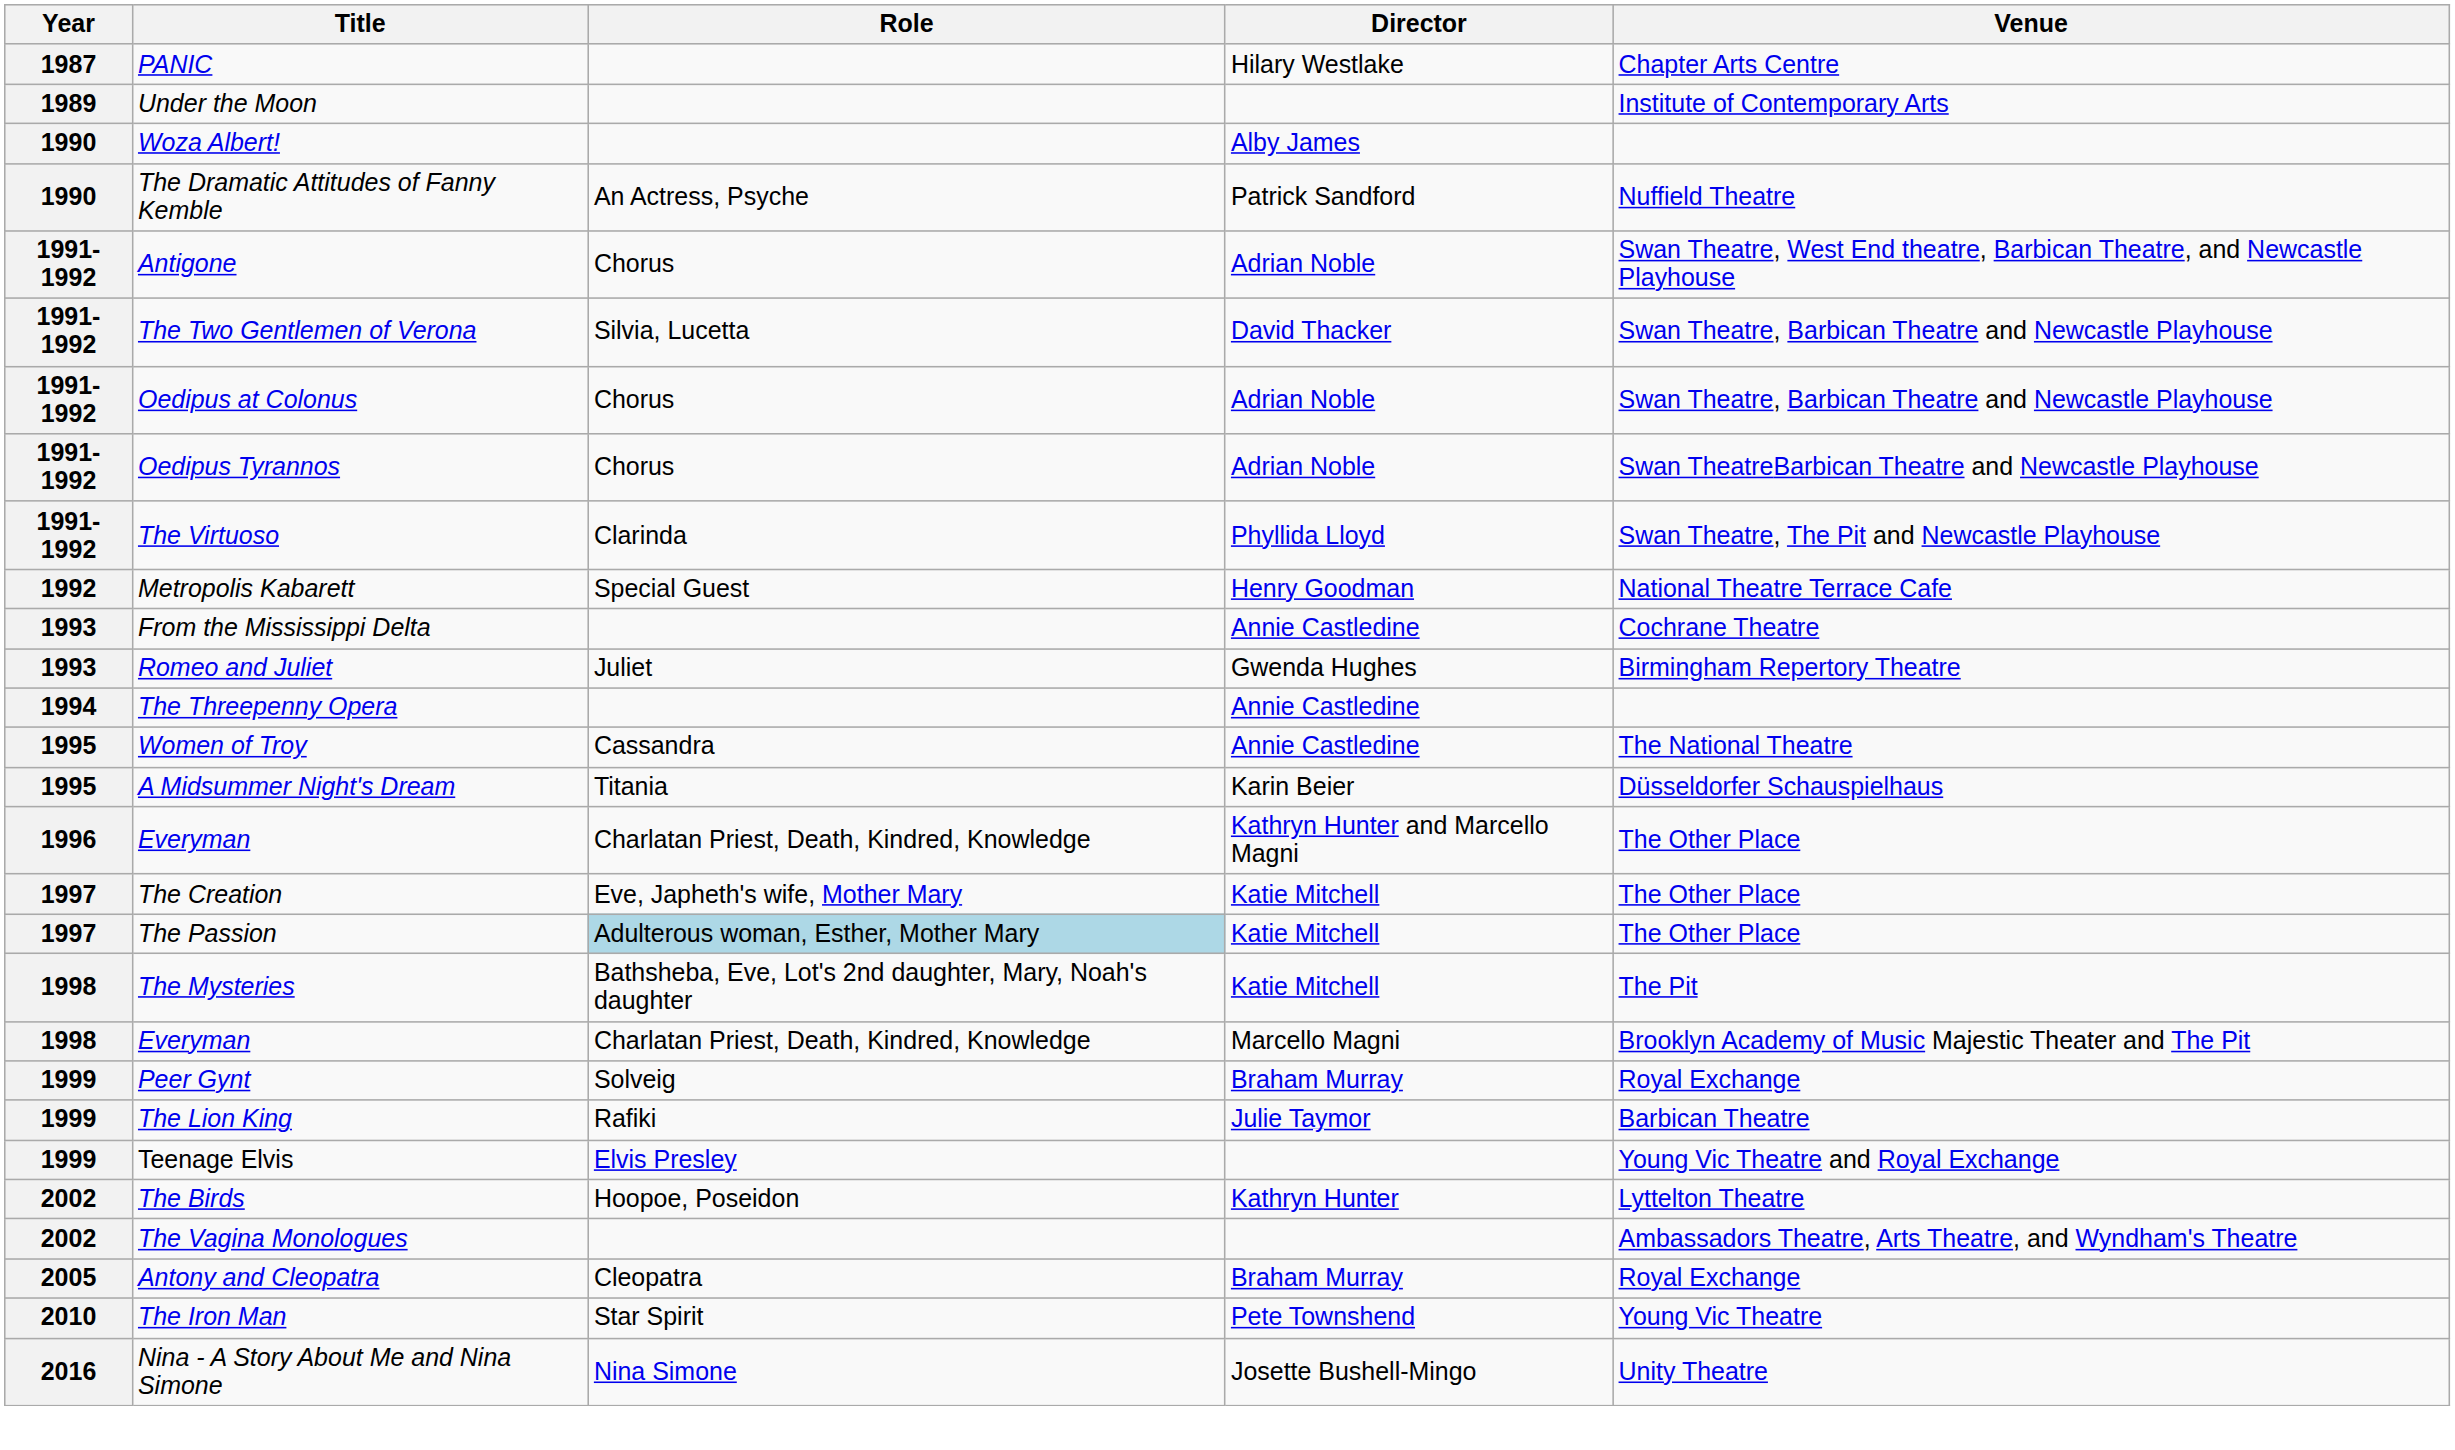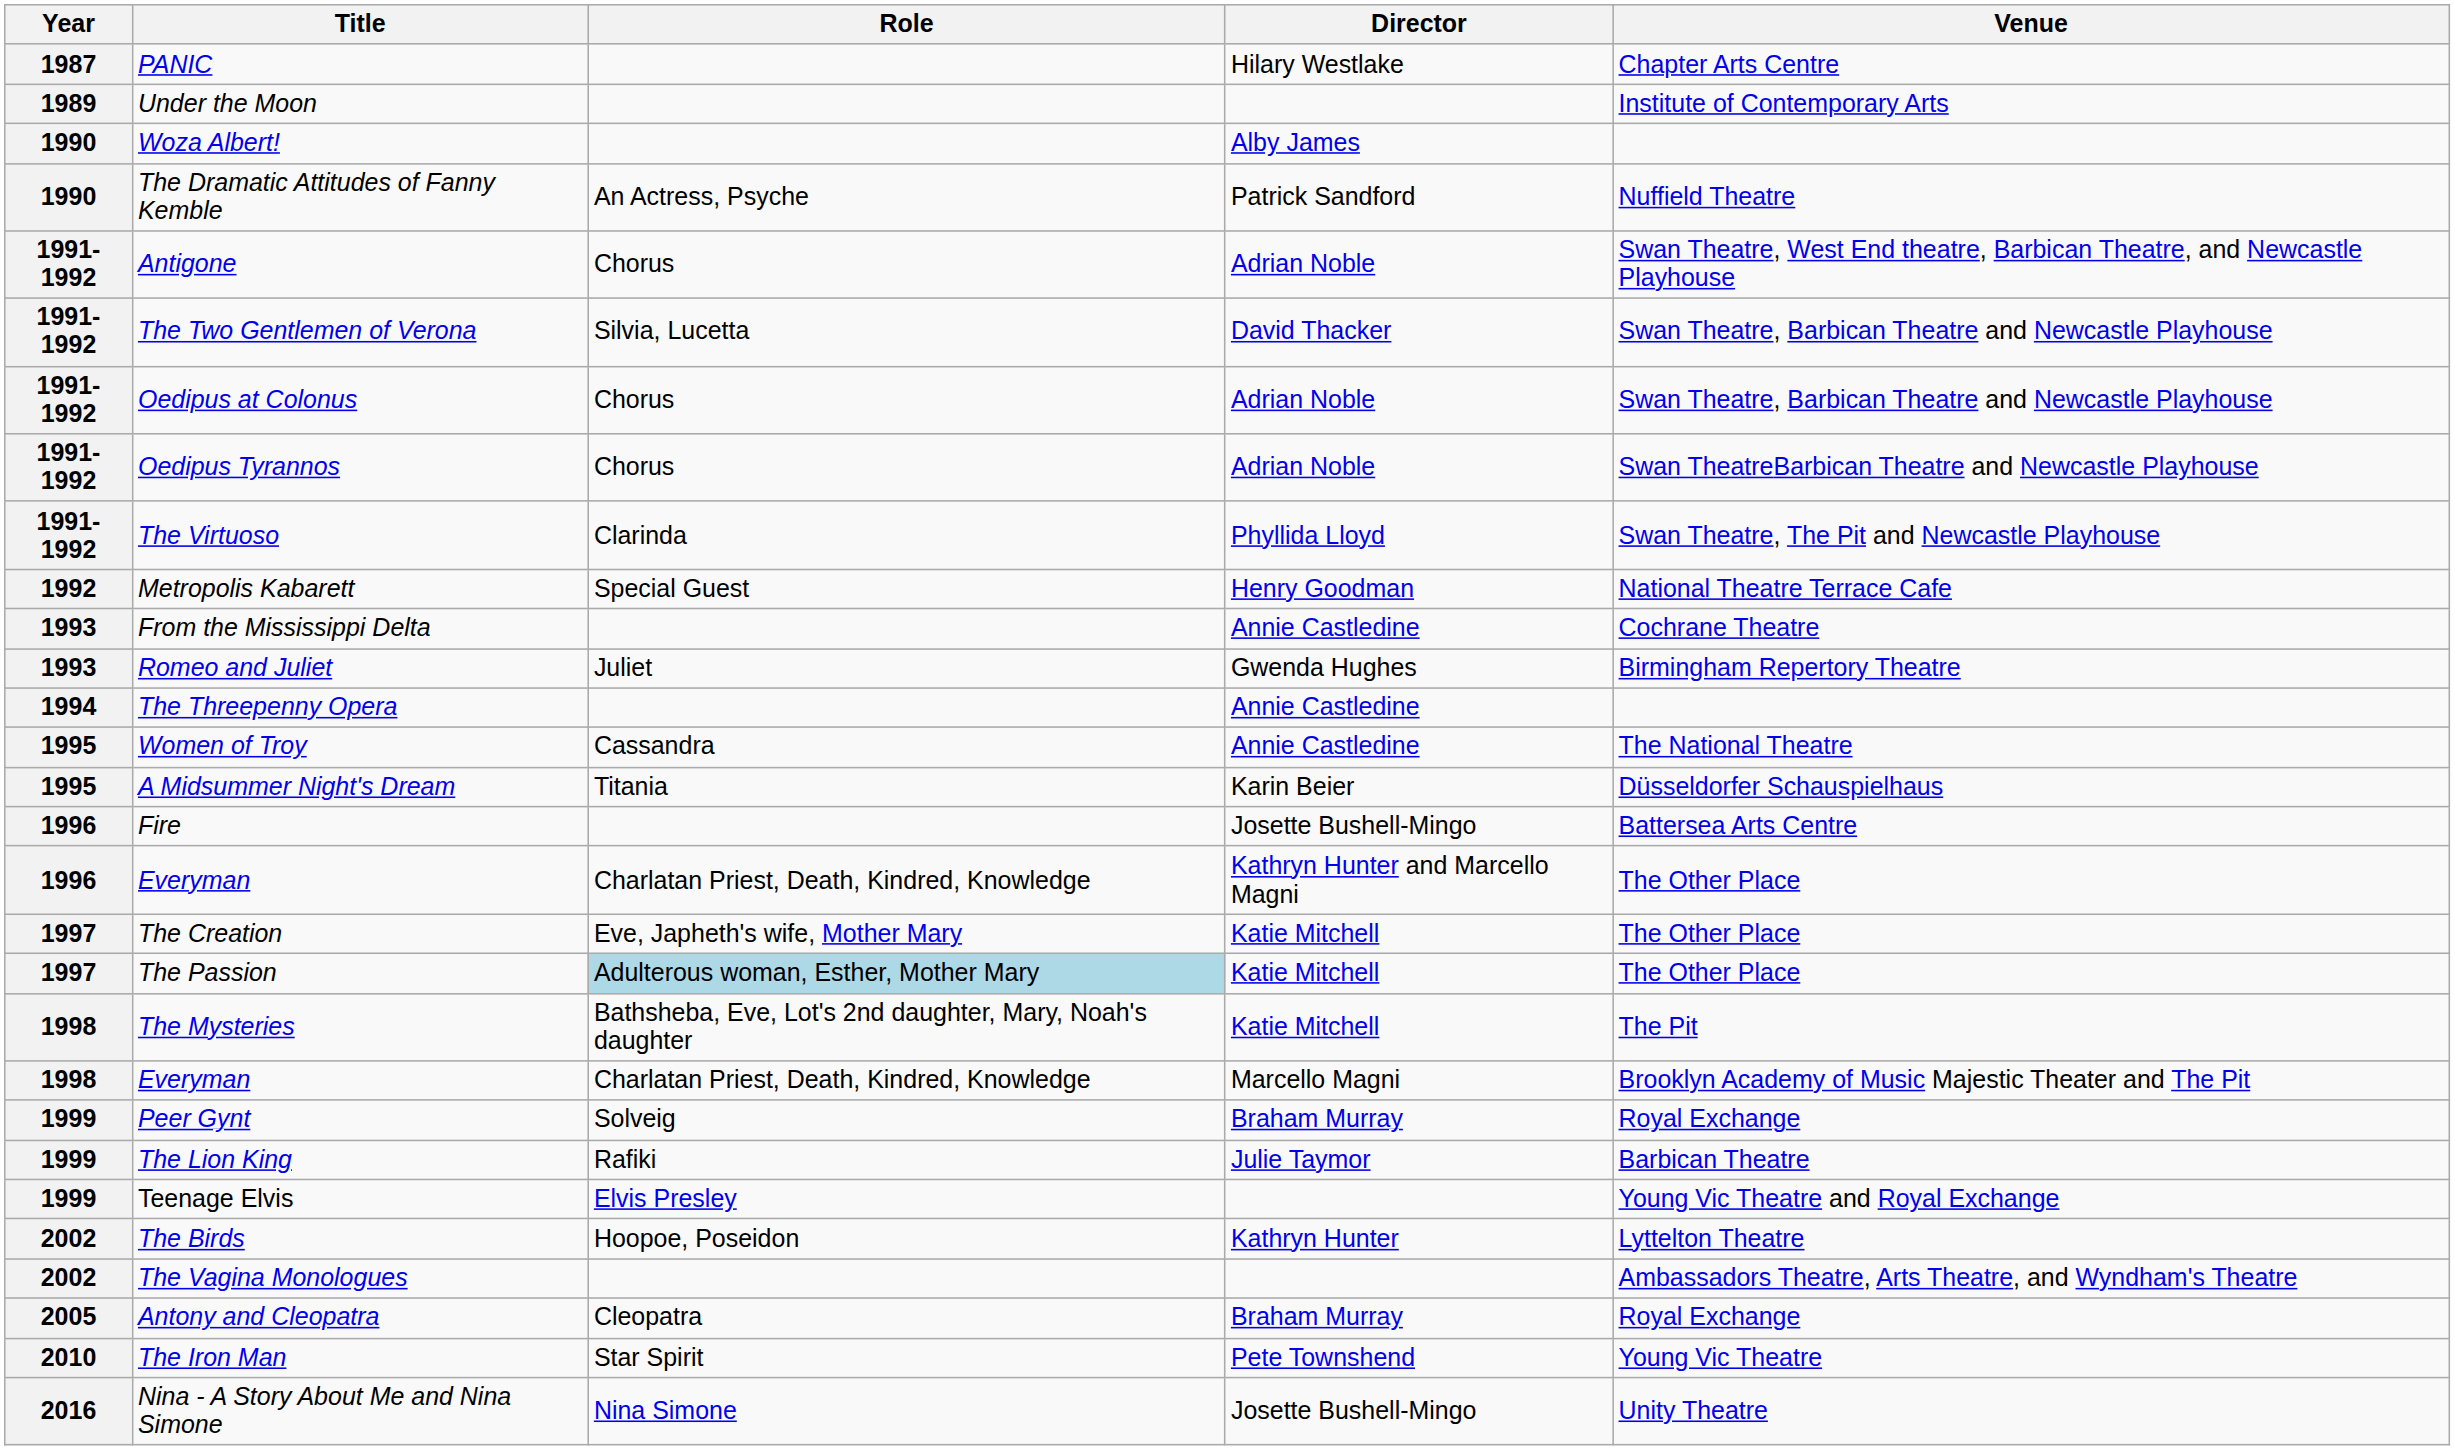+ row: (159, 826)
